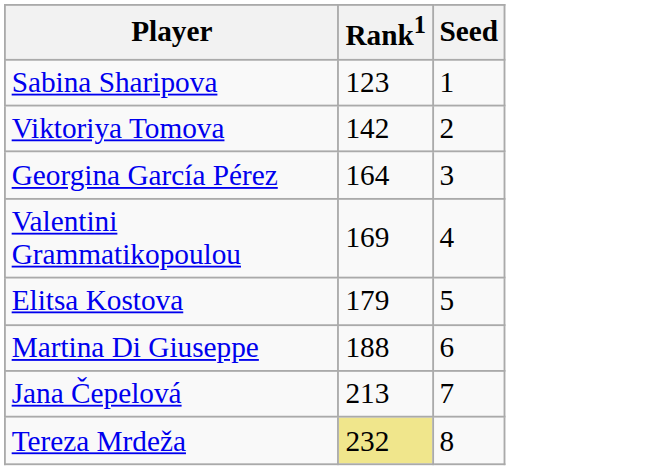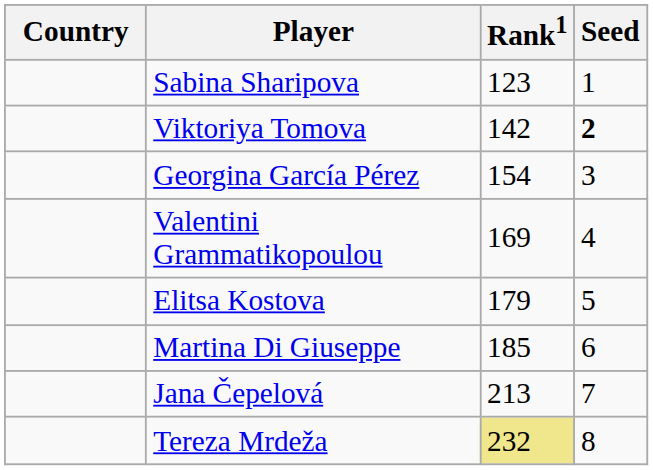+ column: (76, 31)
(447, 128) normal -> (588, 128) bold
(367, 174) 164 -> (509, 174) 154
(367, 347) 188 -> (509, 347) 185
